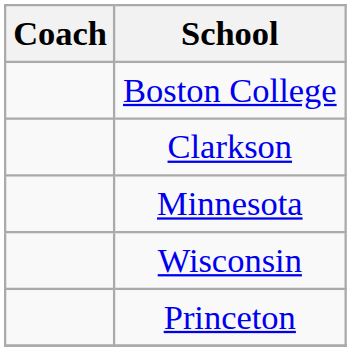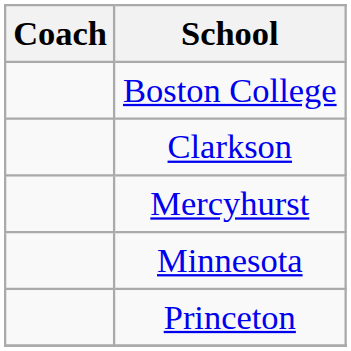+ row: (230, 203)
- row: (230, 260)
